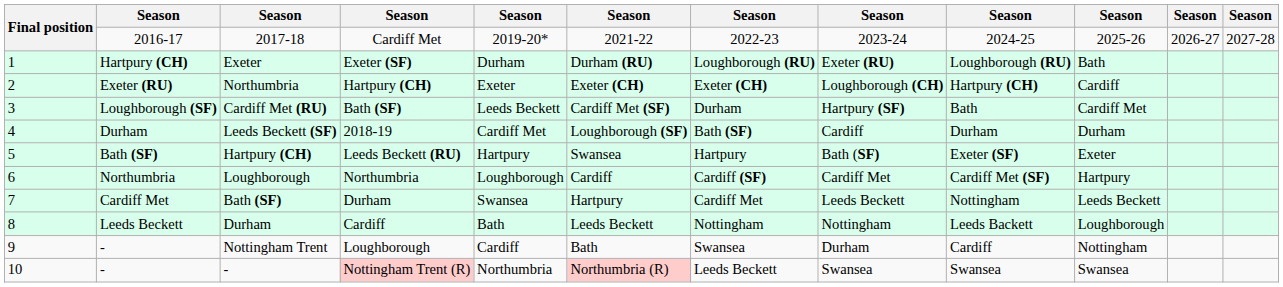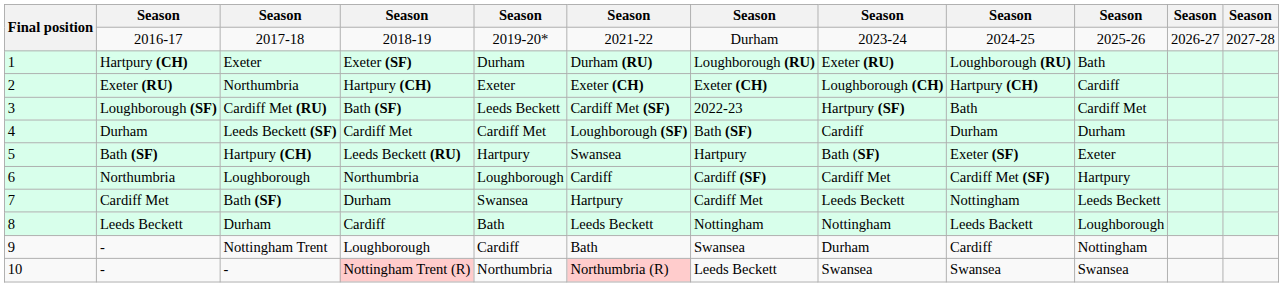(407, 39) Cardiff Met -> (407, 39) 2018-19
(754, 39) 2022-23 -> (754, 39) Durham
(718, 108) Durham -> (718, 108) 2022-23
(368, 131) 2018-19 -> (378, 131) Cardiff Met
